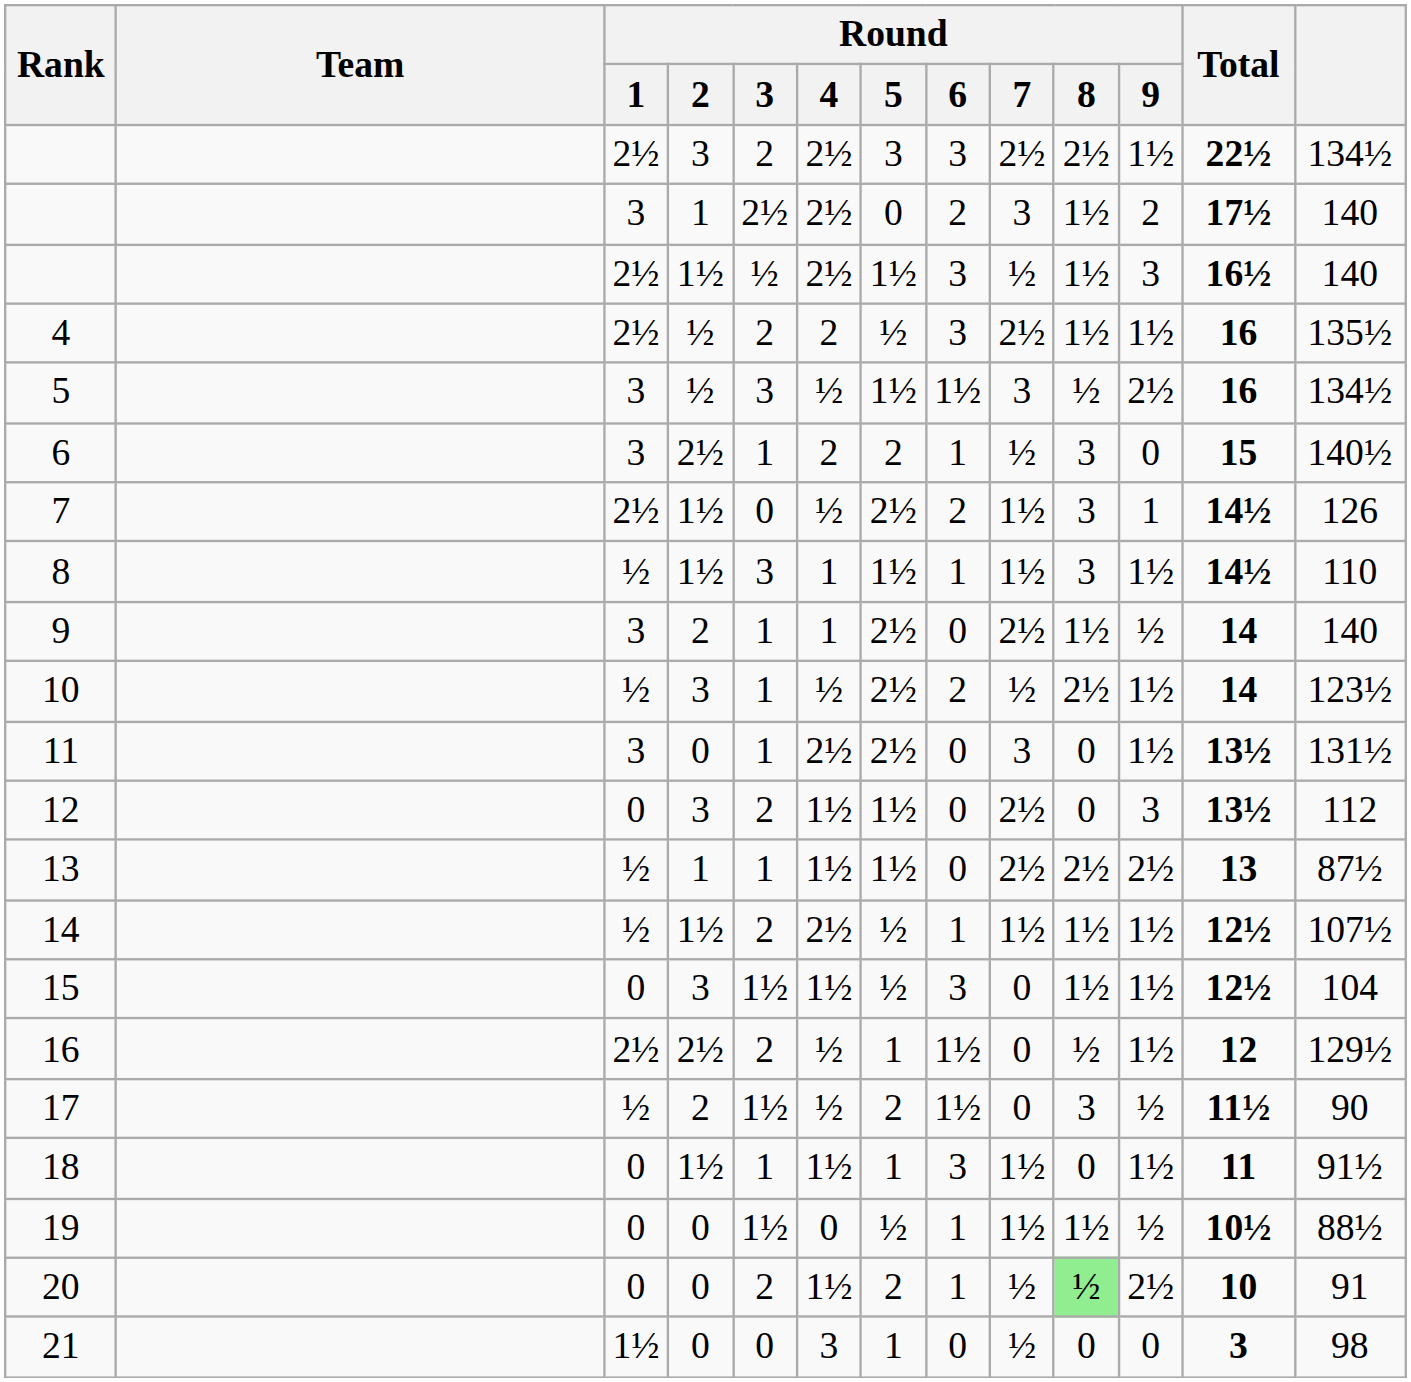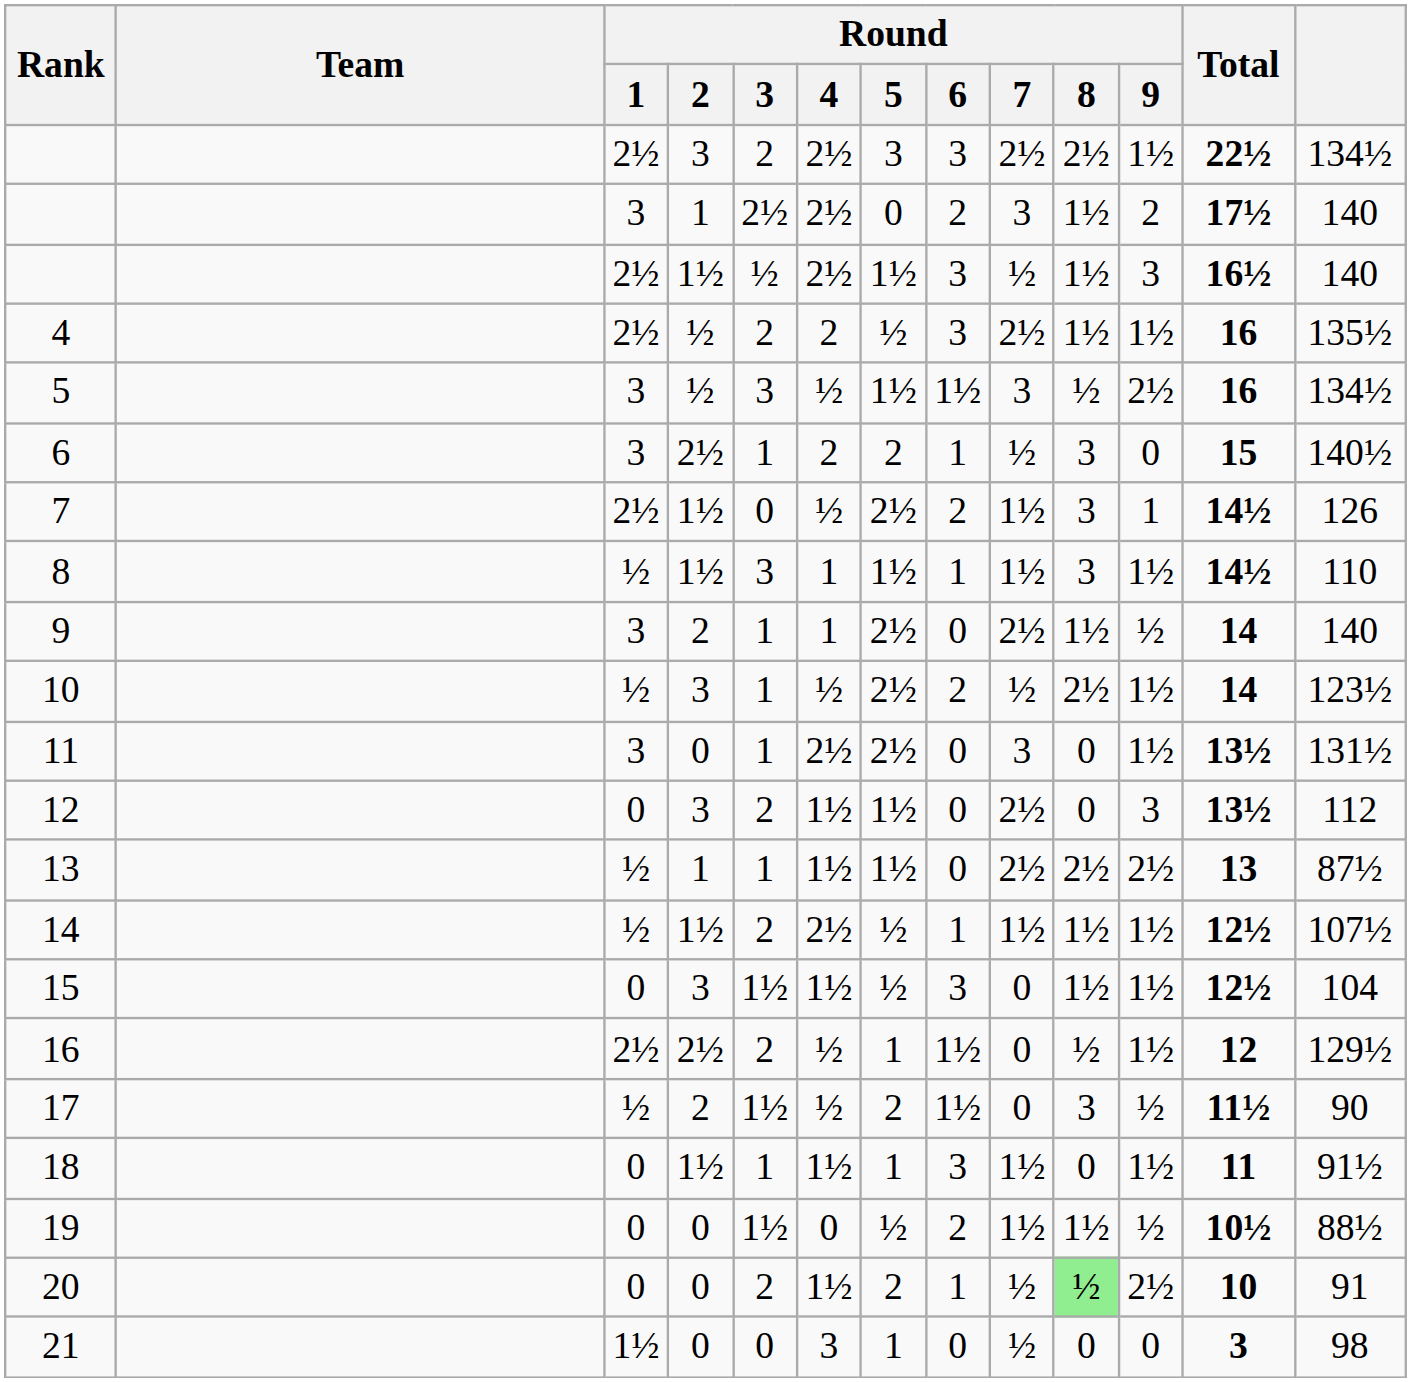(958, 1226) 1 -> (958, 1226) 2
